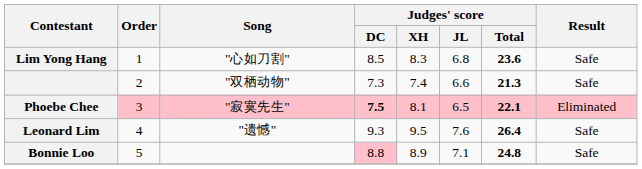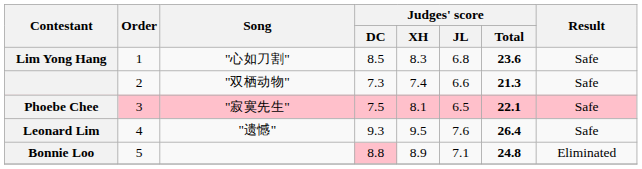(376, 106) bold -> (376, 106) normal
(587, 106) Eliminated -> (587, 106) Safe
(587, 153) Safe -> (587, 153) Eliminated
